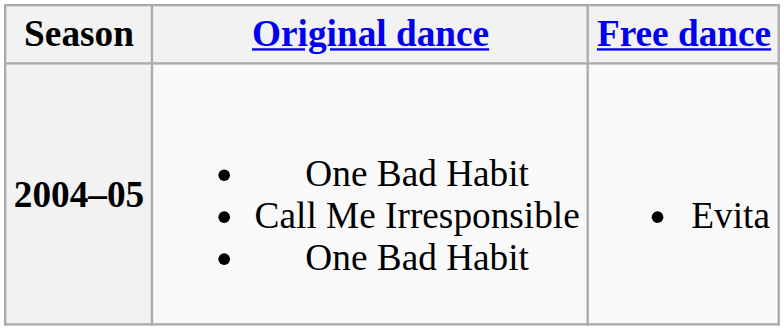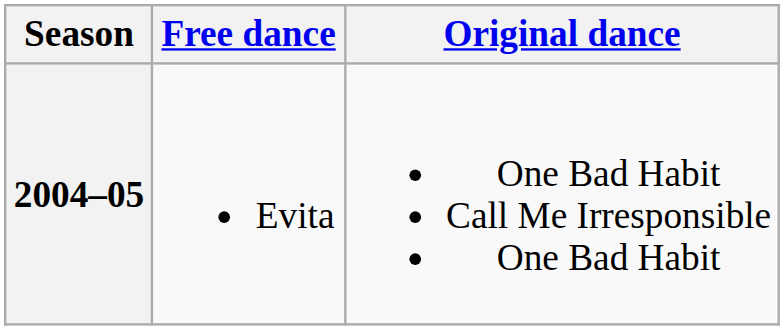columns swapped: (371, 34) <-> (684, 34)
